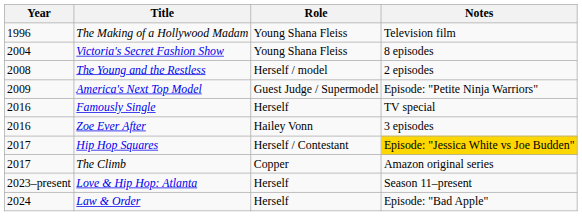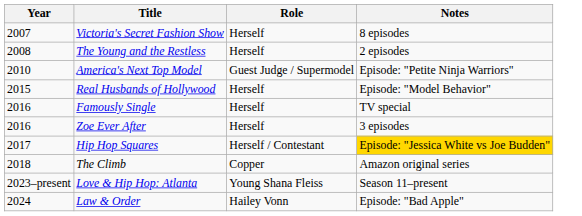- row: (162, 32)
(19, 51) 2004 -> (19, 32) 2007
(301, 51) Young Shana Fleiss -> (247, 32) Herself
(291, 70) Herself / model -> (247, 51) Herself
(19, 88) 2009 -> (19, 70) 2010
+ row: (146, 88)
(283, 126) Hailey Vonn -> (247, 126) Herself
(19, 164) 2017 -> (19, 164) 2018
(271, 182) Herself -> (276, 182) Young Shana Fleiss
(271, 201) Herself -> (259, 201) Hailey Vonn
